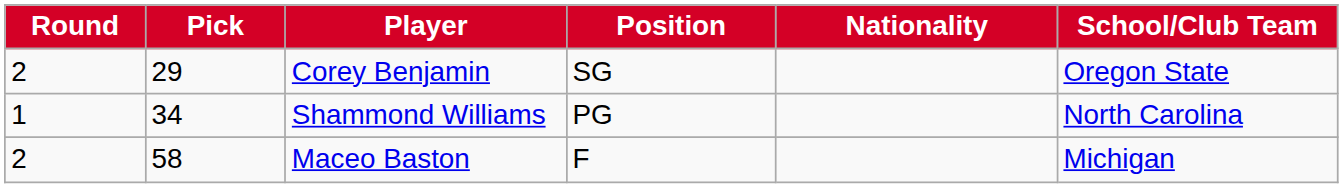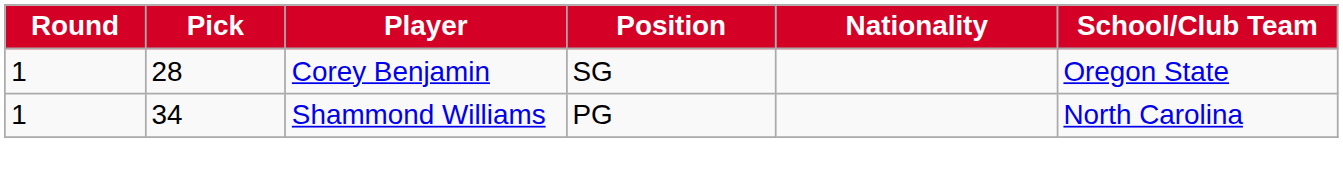(19, 70) 2 -> (19, 70) 1
(167, 70) 29 -> (167, 70) 28
- row: (381, 159)
